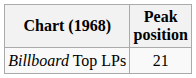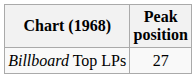(161, 60) 21 -> (161, 60) 27
